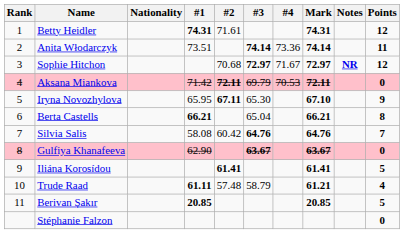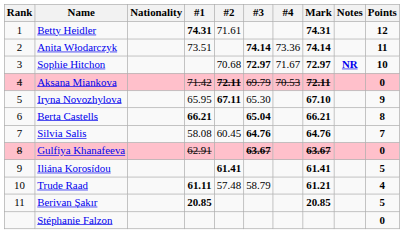(382, 64) 12 -> (382, 64) 10
(258, 116) normal -> (258, 116) bold
(229, 133) 60.42 -> (229, 133) 60.45
(199, 151) 62.90 -> (199, 151) 62.91
